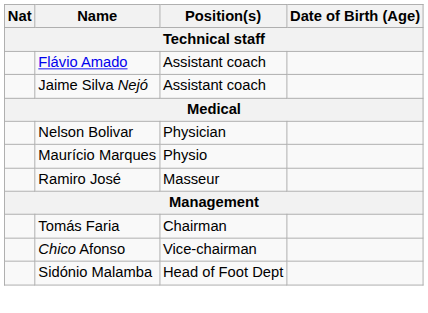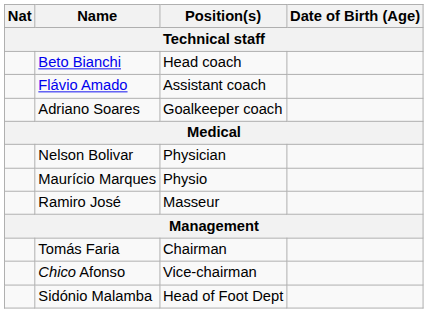+ row: (80, 62)
- row: (93, 86)
+ row: (89, 109)
